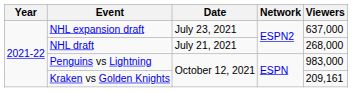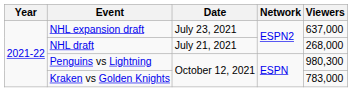(325, 62) 983,000 -> (325, 62) 980,300
(325, 78) 209,161 -> (325, 78) 783,000
